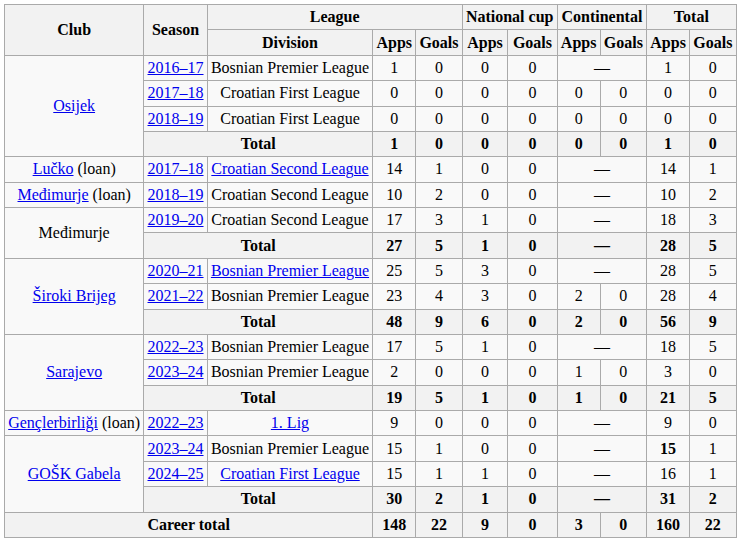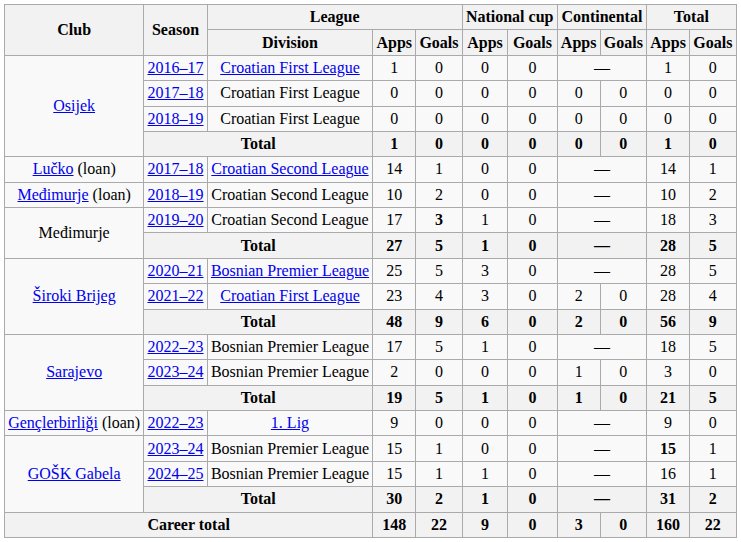(290, 67) Bosnian Premier League -> (290, 67) Croatian First League
(439, 220) normal -> (439, 220) bold
(290, 296) Bosnian Premier League -> (290, 296) Croatian First League
(290, 473) Croatian First League -> (290, 473) Bosnian Premier League
